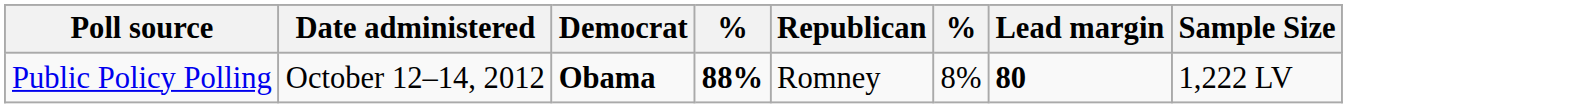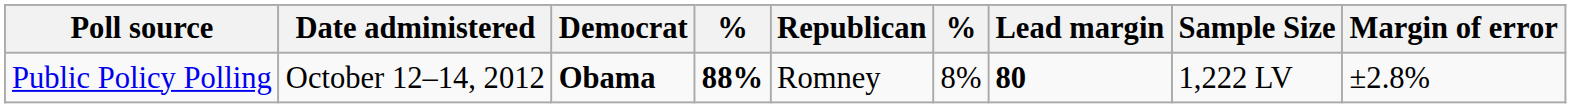+ column: (1454, 28)
